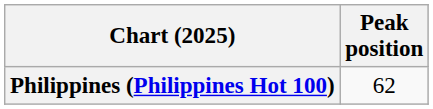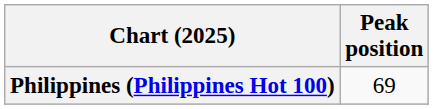(384, 85) 62 -> (384, 85) 69
